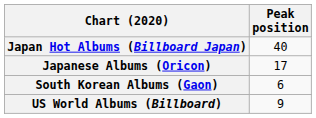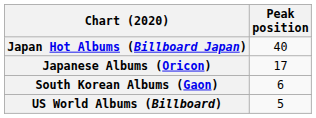(281, 104) 9 -> (281, 104) 5
